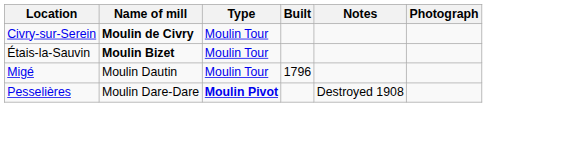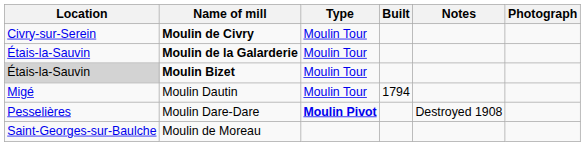+ row: (230, 53)
(49, 53) no background -> (49, 72) lightgrey background
(297, 72) 1796 -> (396, 92) 1794
+ row: (211, 131)
